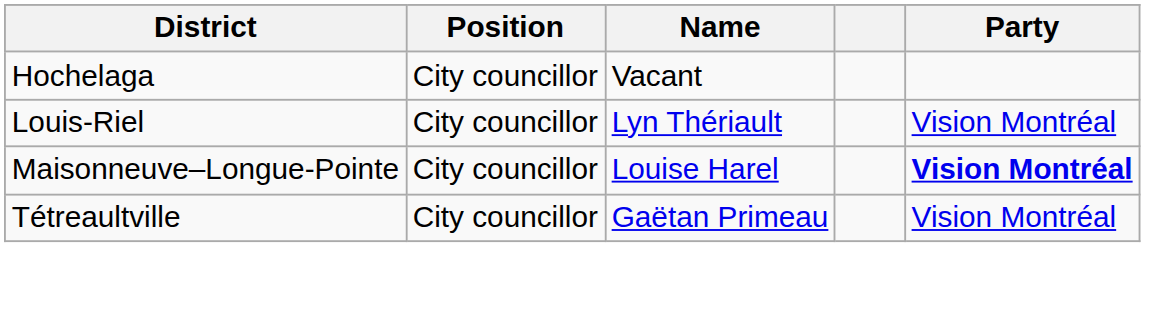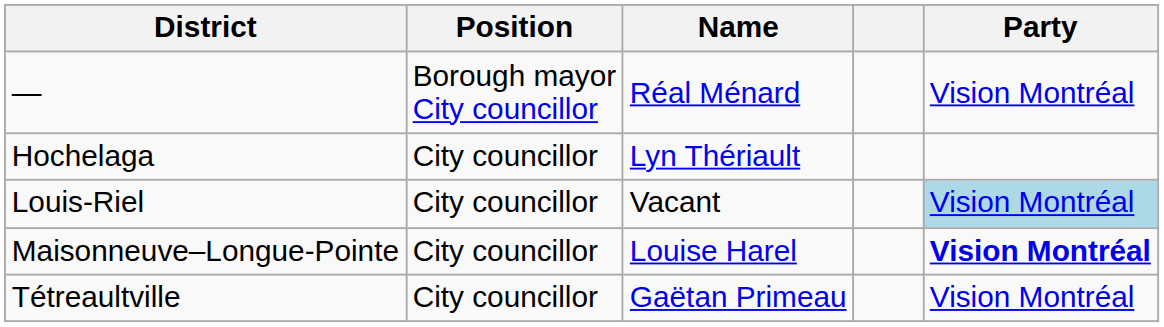+ row: (27, 92)
(657, 75) Vacant -> (715, 155) Lyn Thériault
(697, 122) Lyn Thériault -> (675, 203) Vacant
(1014, 122) no background -> (1032, 203) lightblue background
